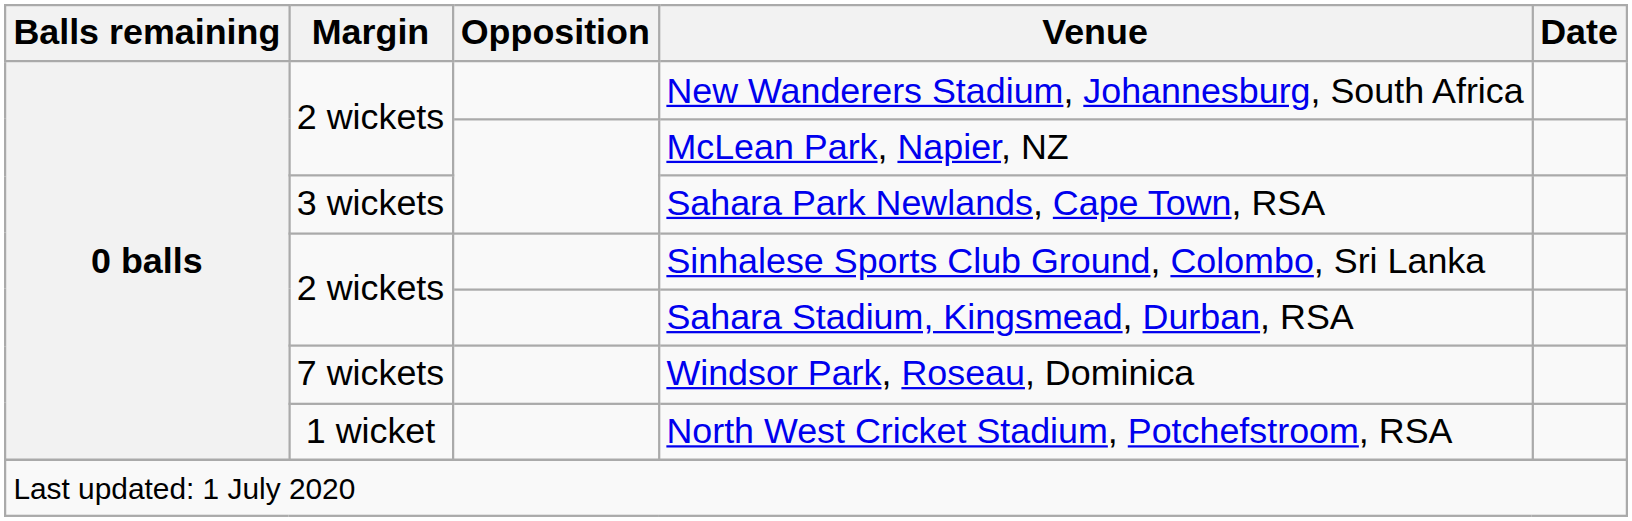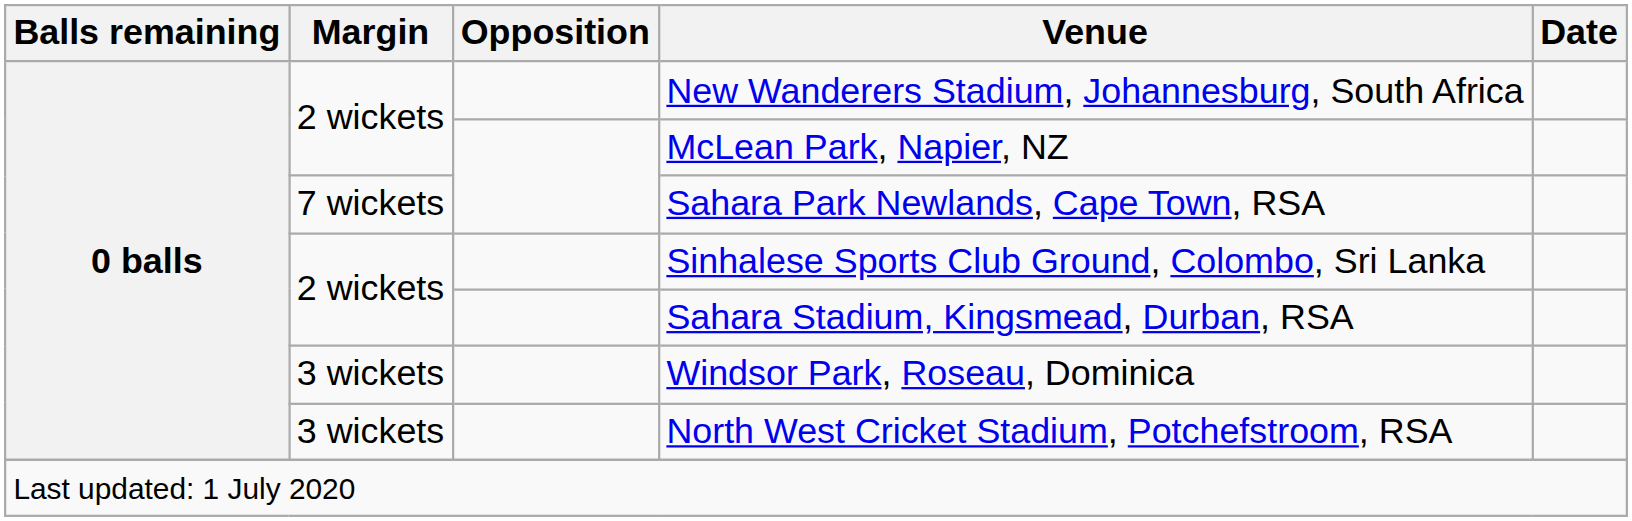(371, 203) 3 wickets -> (371, 203) 7 wickets
(371, 373) 7 wickets -> (371, 373) 3 wickets
(371, 430) 1 wicket -> (371, 430) 3 wickets
